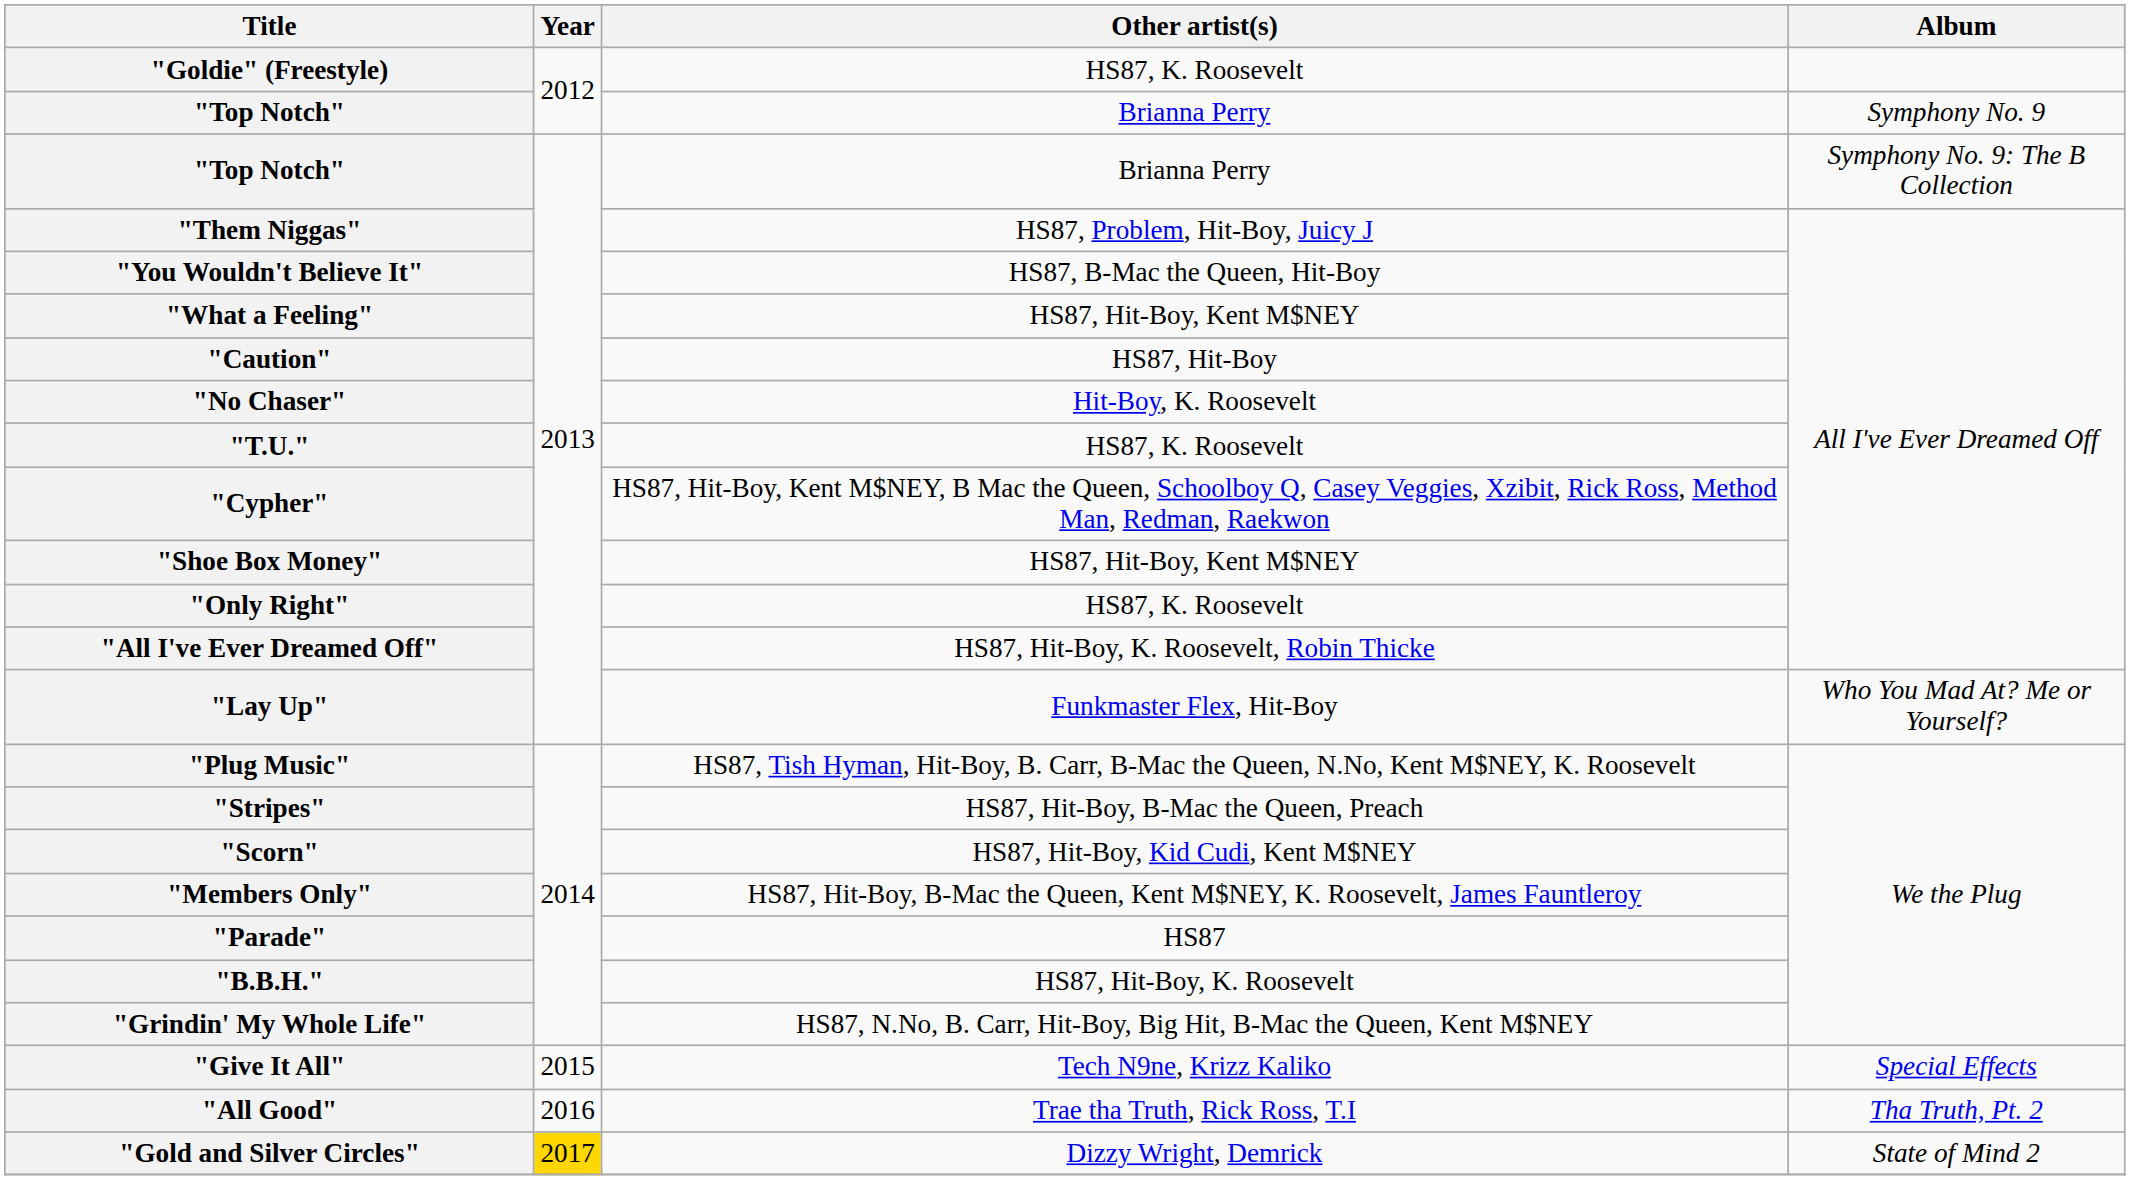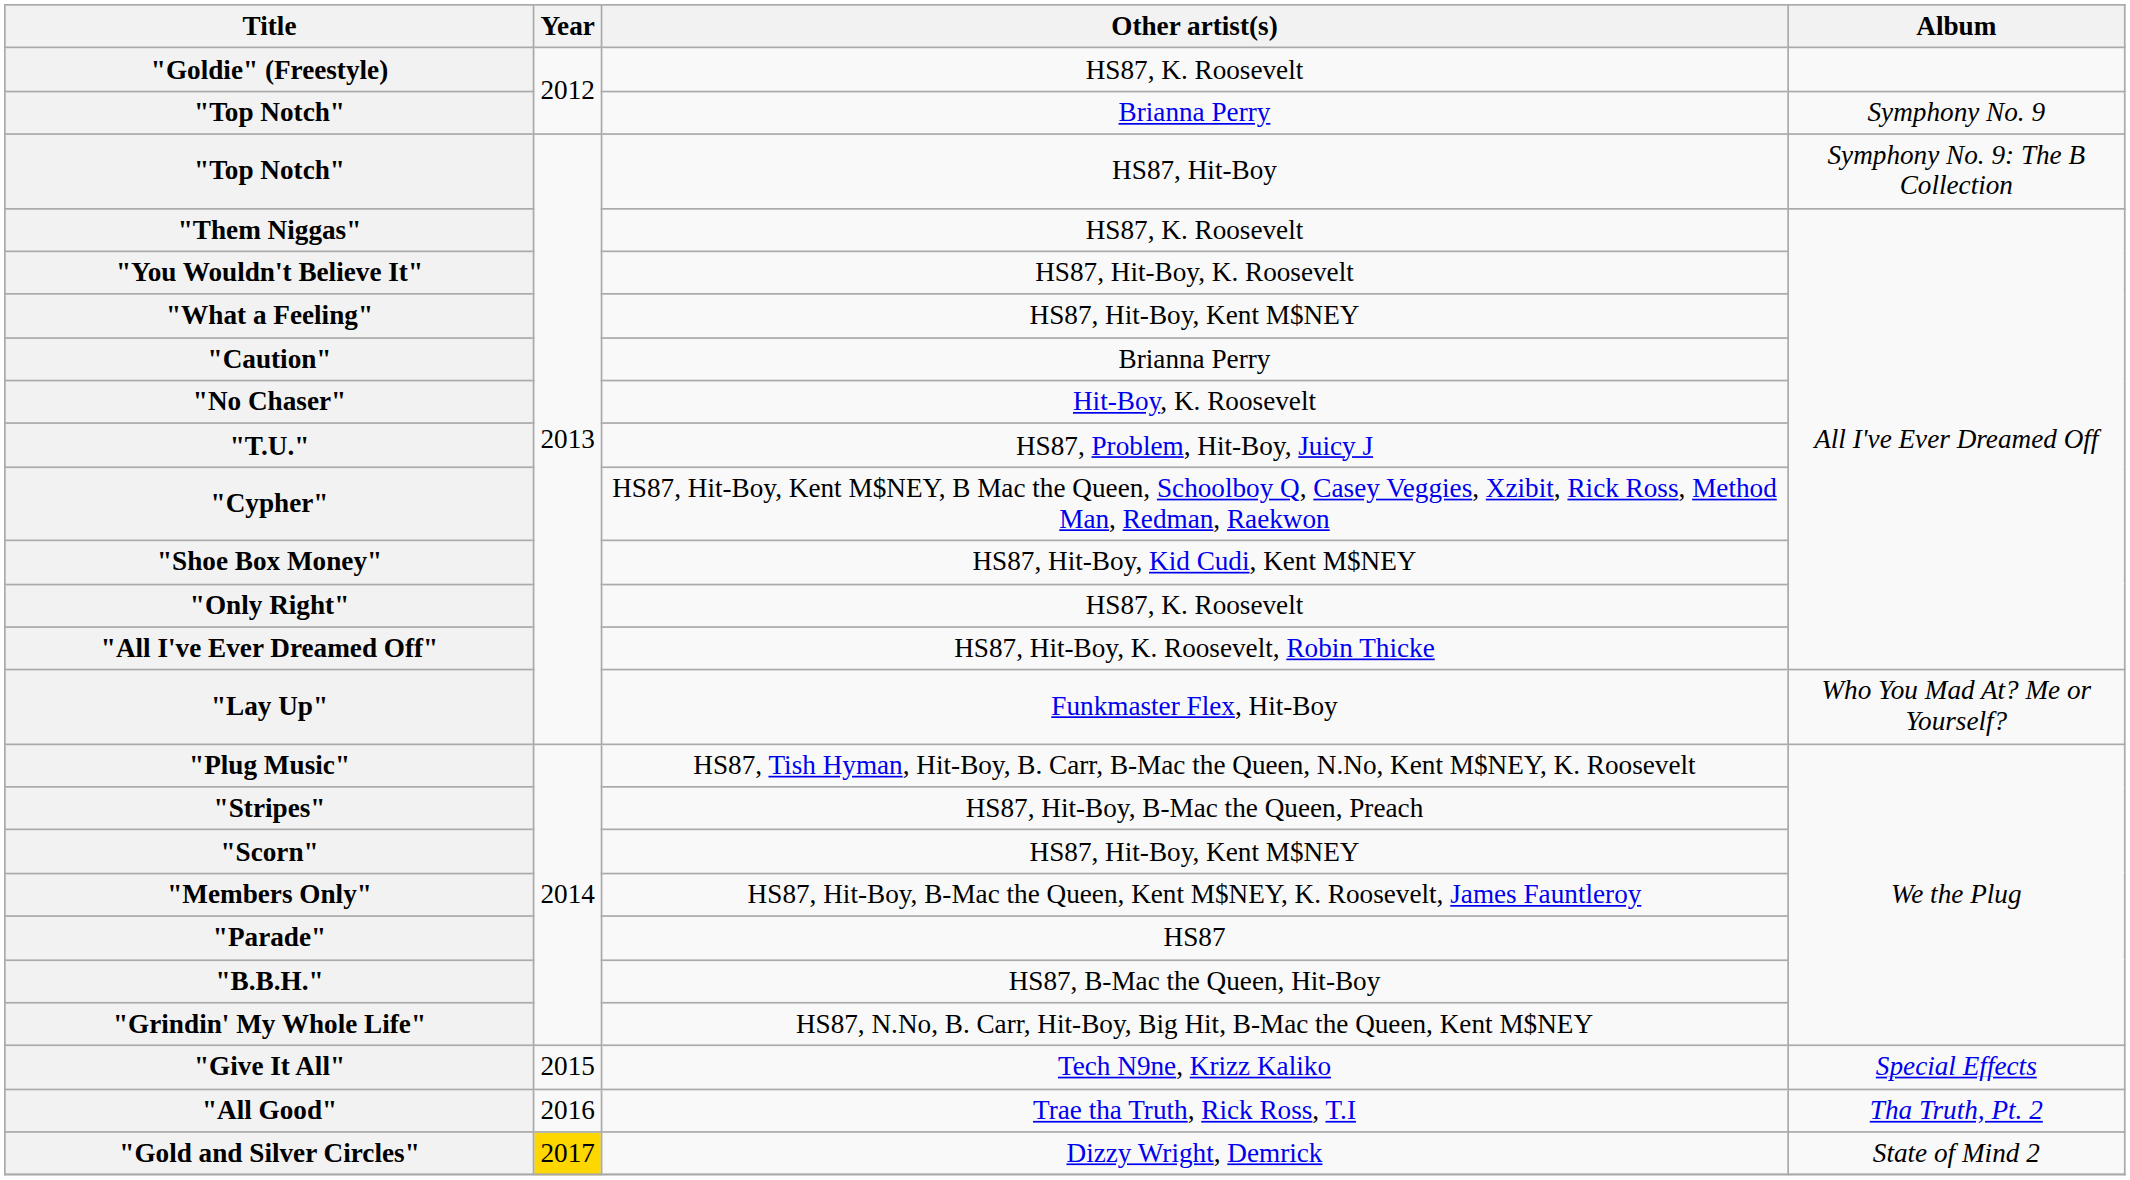(1194, 170) Brianna Perry -> (1194, 170) HS87, Hit-Boy
(1194, 229) HS87, Problem, Hit-Boy, Juicy J -> (1194, 229) HS87, K. Roosevelt
(1194, 272) HS87, B-Mac the Queen, Hit-Boy -> (1194, 272) HS87, Hit-Boy, K. Roosevelt
(1194, 358) HS87, Hit-Boy -> (1194, 358) Brianna Perry
(1194, 444) HS87, K. Roosevelt -> (1194, 444) HS87, Problem, Hit-Boy, Juicy J
(1194, 561) HS87, Hit-Boy, Kent M$NEY -> (1194, 561) HS87, Hit-Boy, Kid Cudi, Kent M$NEY
(1194, 851) HS87, Hit-Boy, Kid Cudi, Kent M$NEY -> (1194, 851) HS87, Hit-Boy, Kent M$NEY
(1194, 980) HS87, Hit-Boy, K. Roosevelt -> (1194, 980) HS87, B-Mac the Queen, Hit-Boy
